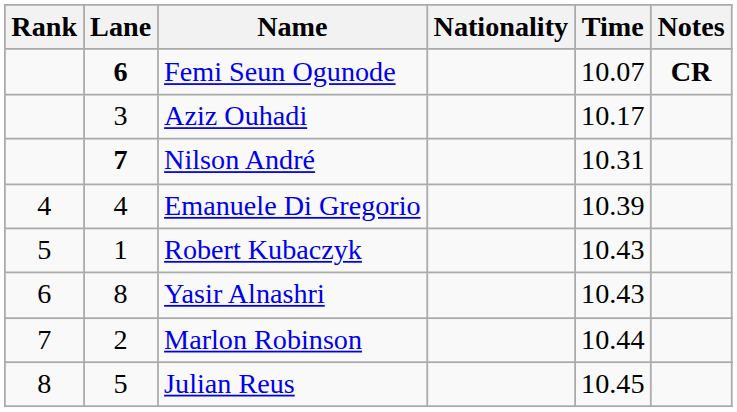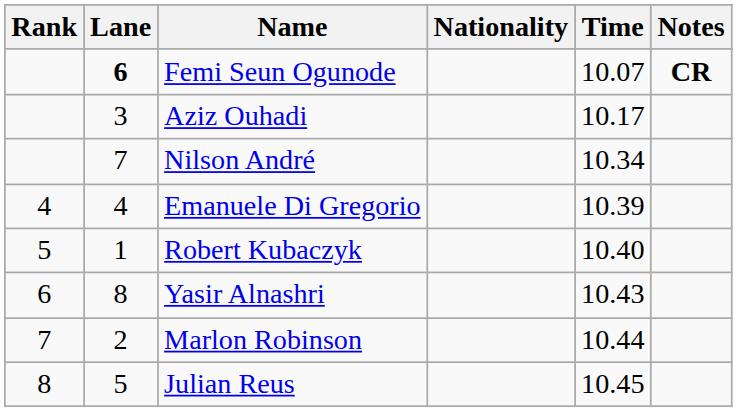(121, 160) bold -> (121, 160) normal
(613, 160) 10.31 -> (613, 160) 10.34
(613, 250) 10.43 -> (613, 250) 10.40
